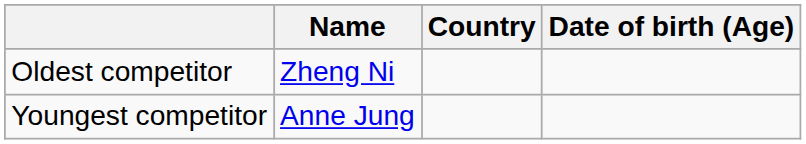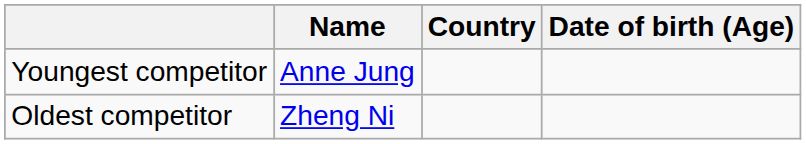rows swapped: (139, 116) <-> (122, 71)
